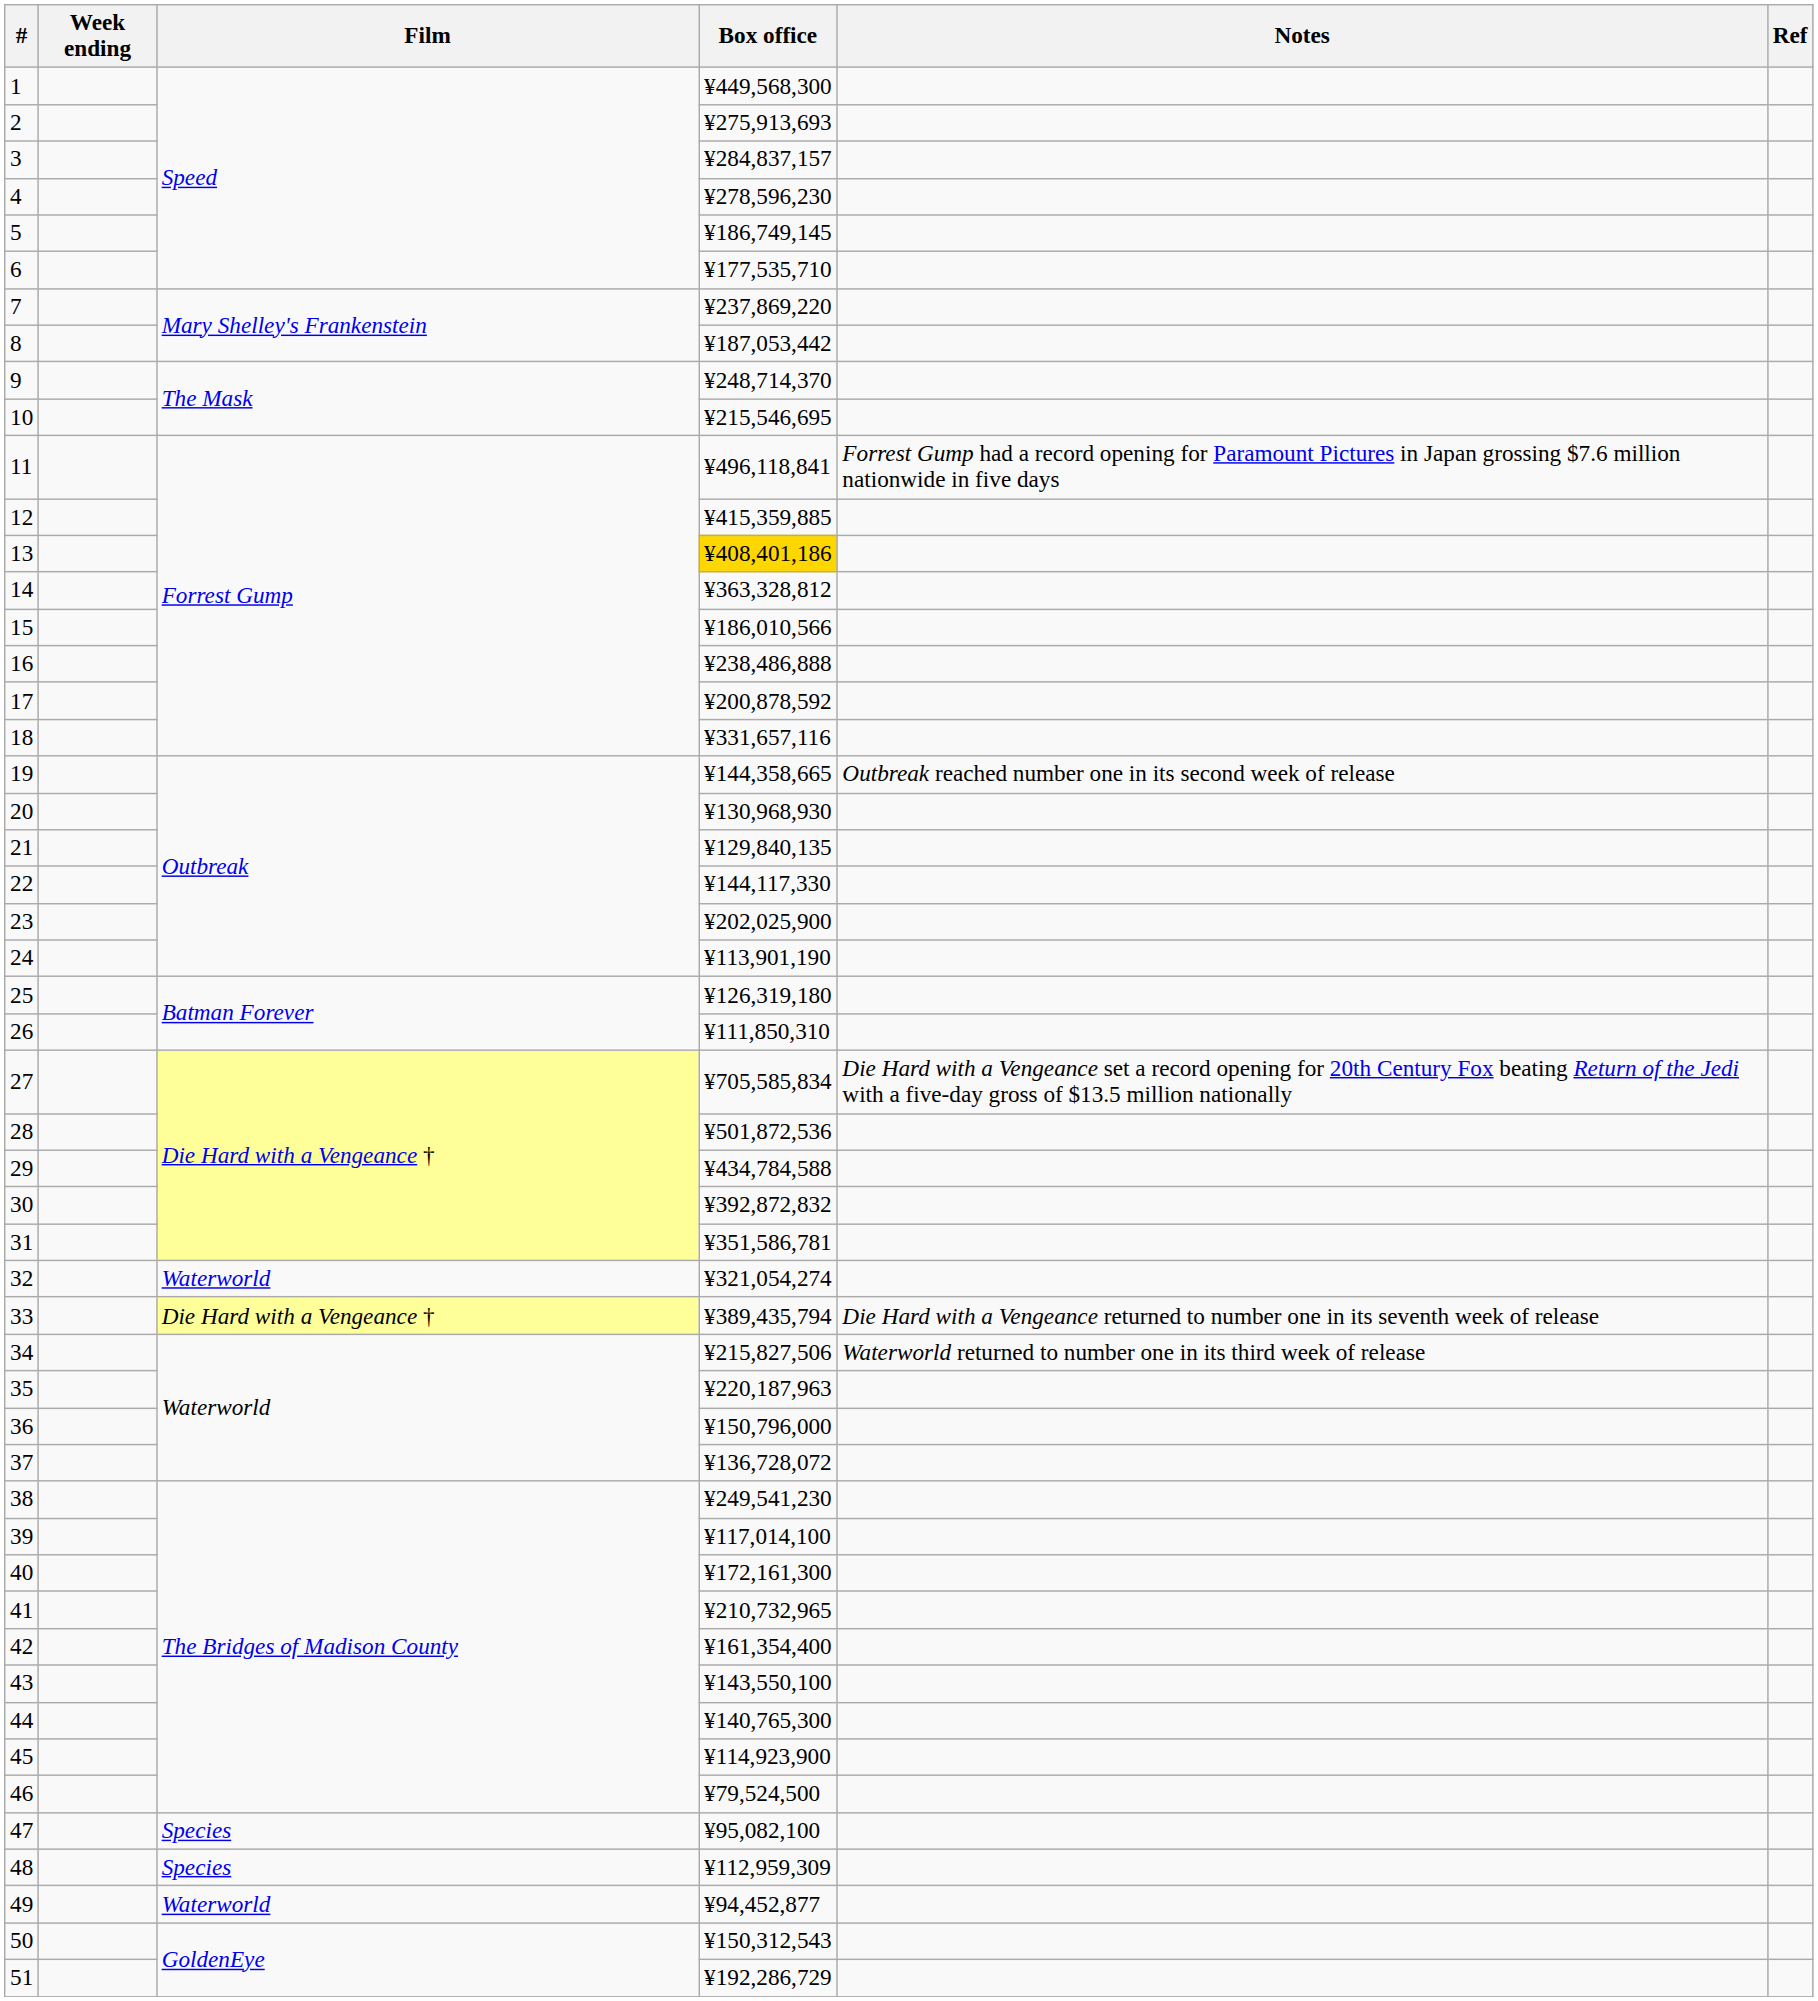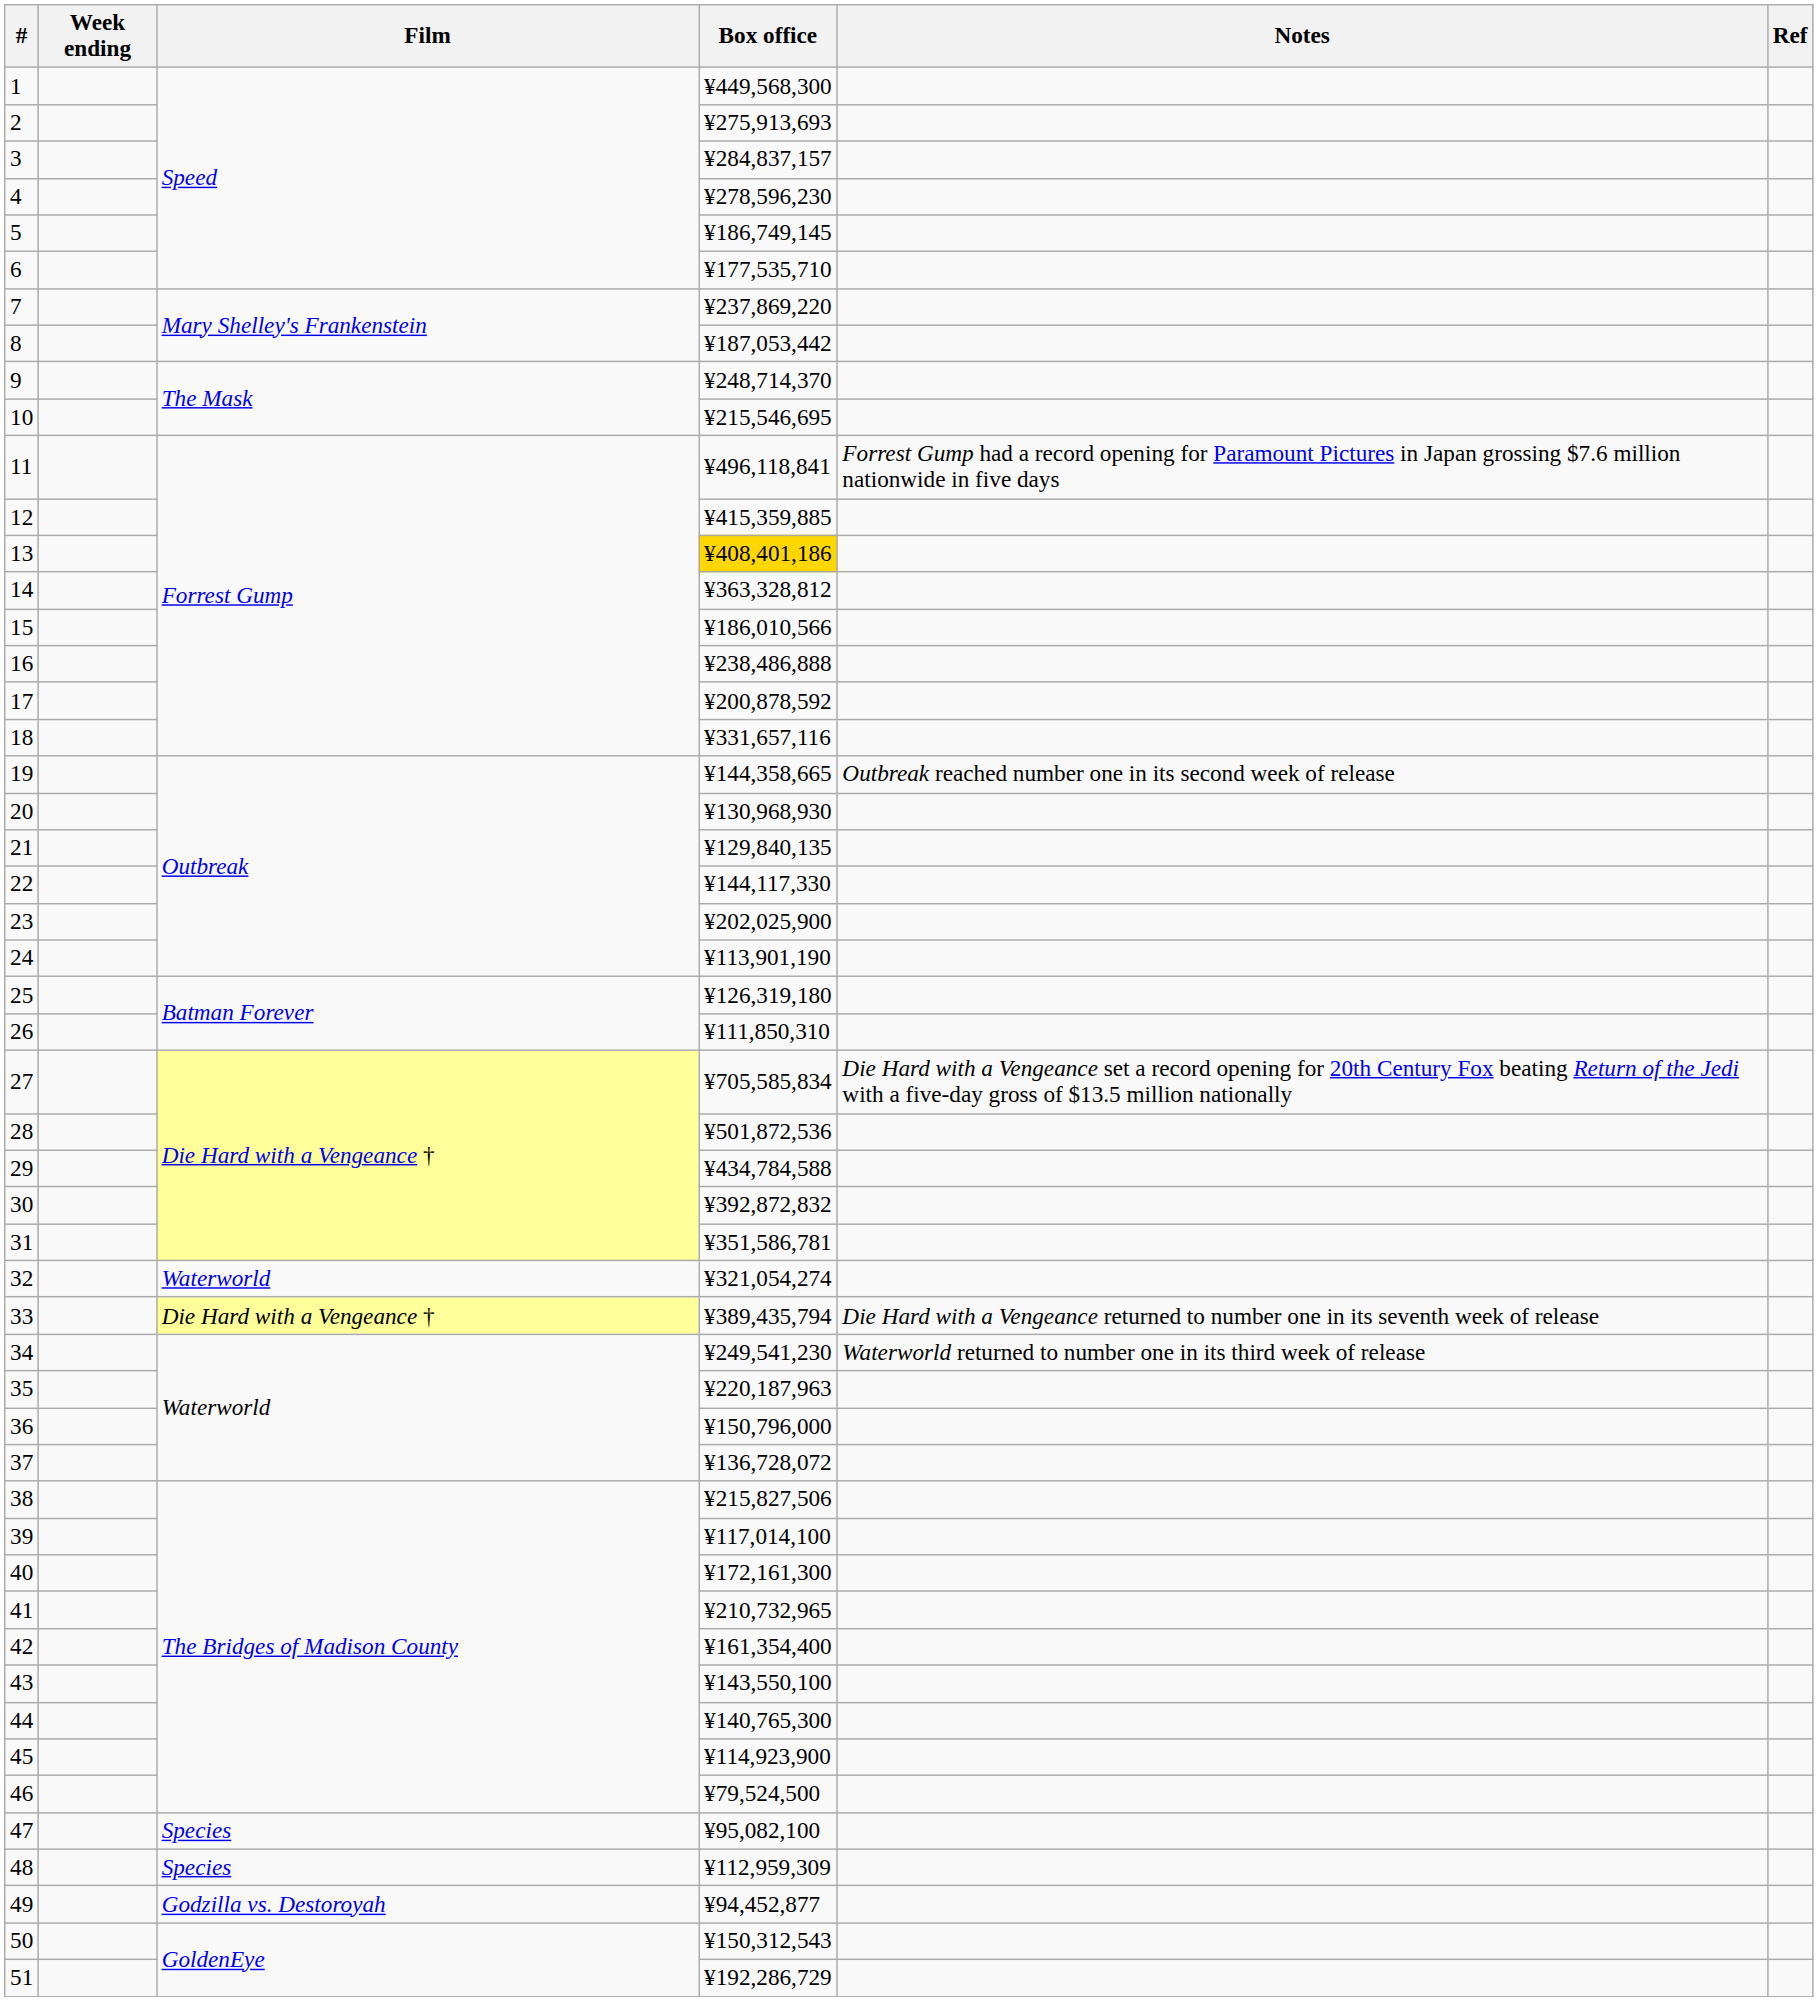(768, 1352) ¥215,827,506 -> (768, 1352) ¥249,541,230
(768, 1499) ¥249,541,230 -> (768, 1499) ¥215,827,506
(216, 1904) Waterworld -> (274, 1904) Godzilla vs. Destoroyah
